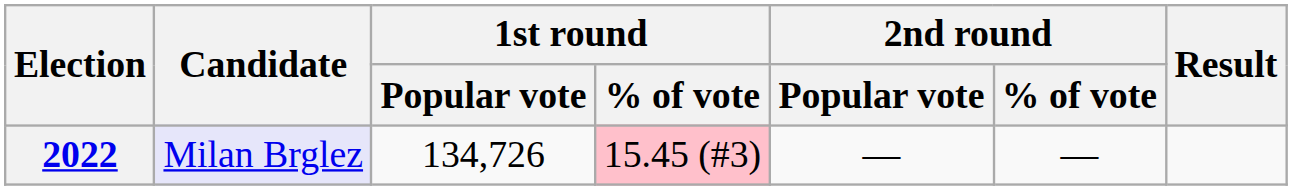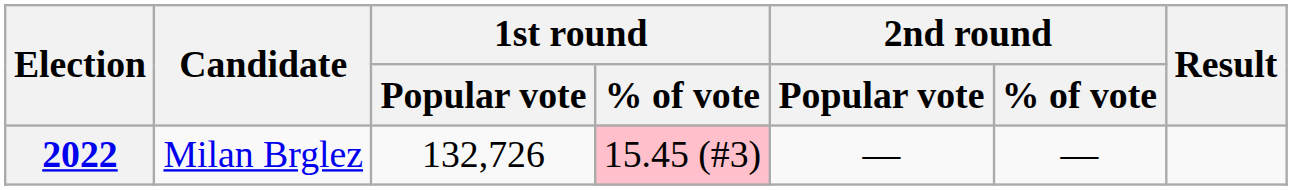(263, 154) lavender background -> (263, 154) no background
(483, 154) 134,726 -> (483, 154) 132,726
